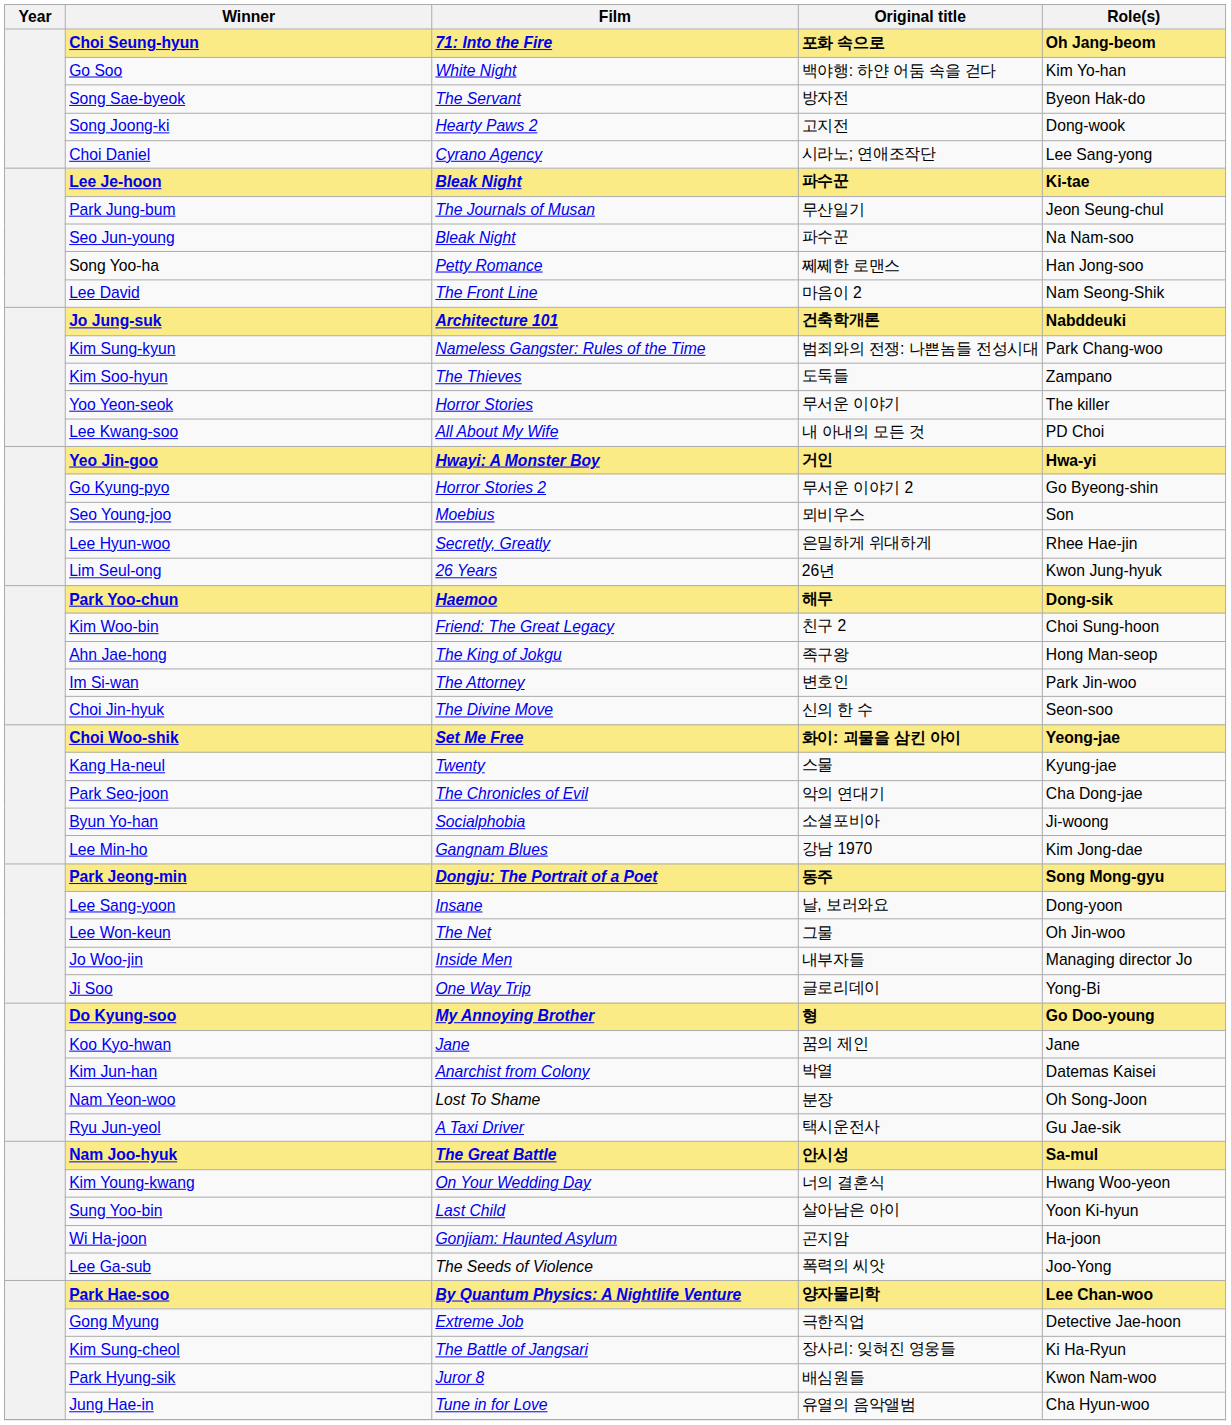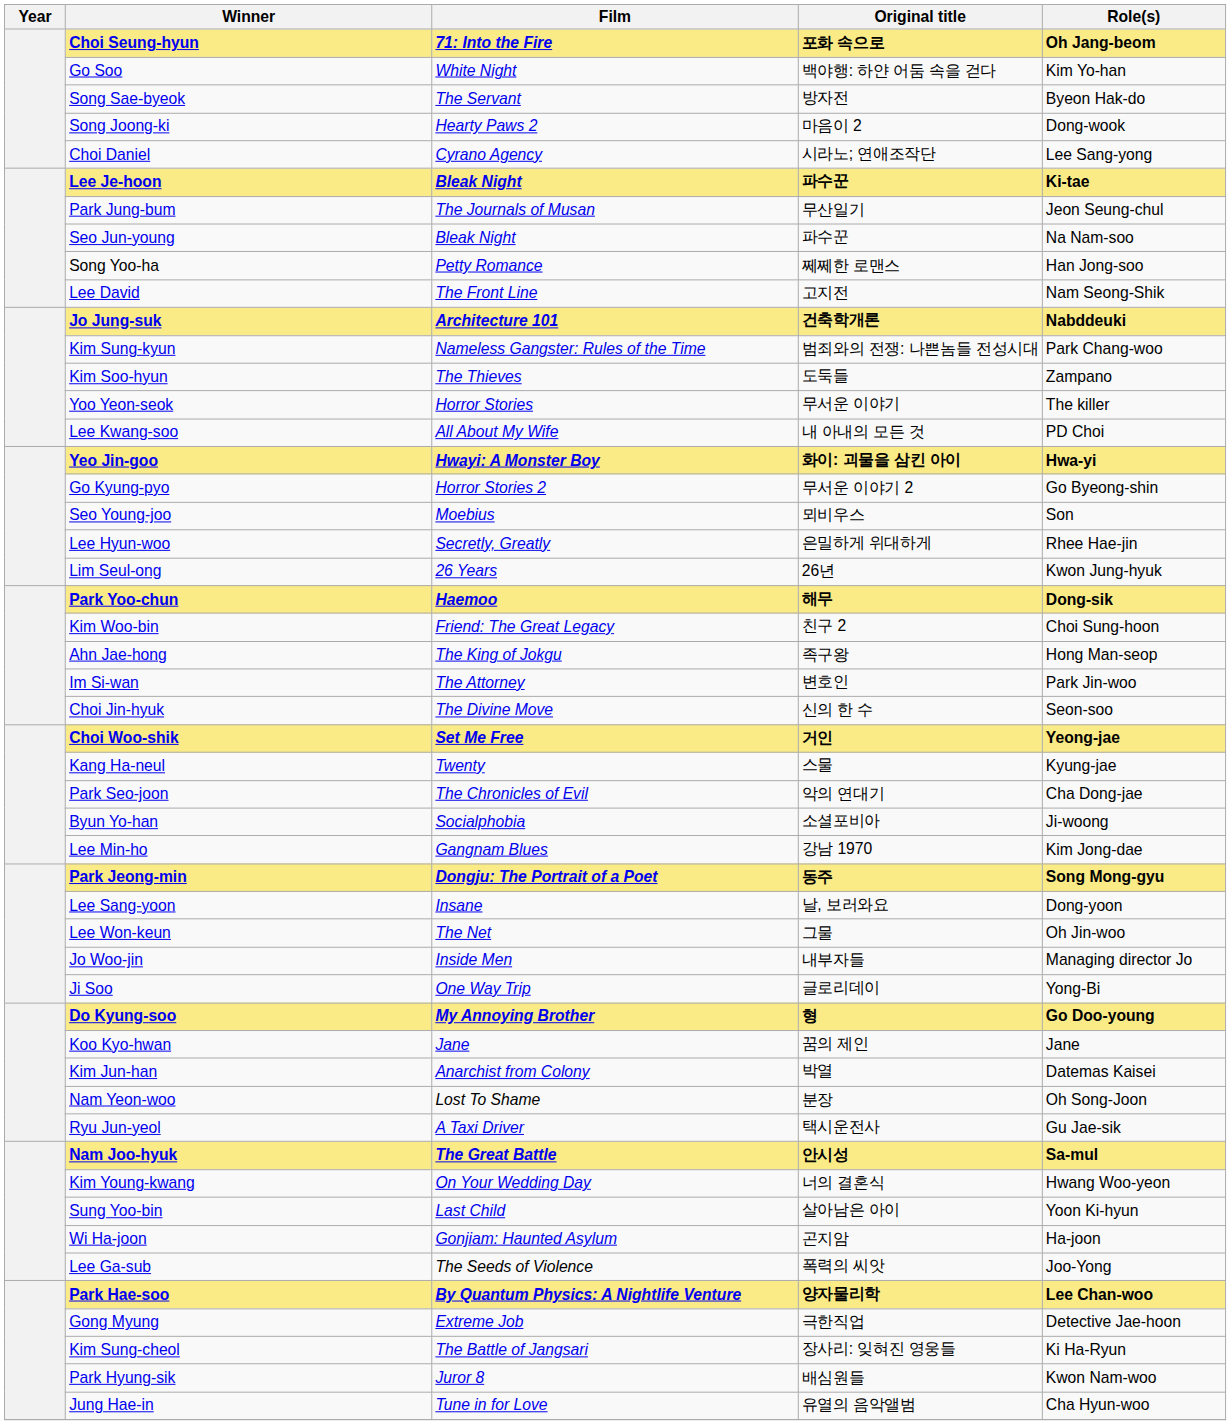(825, 126) 고지전 -> (832, 126) 마음이 2
(832, 293) 마음이 2 -> (825, 293) 고지전
(817, 459) 거인 -> (881, 459) 화이: 괴물을 삼킨 아이
(881, 737) 화이: 괴물을 삼킨 아이 -> (817, 737) 거인
